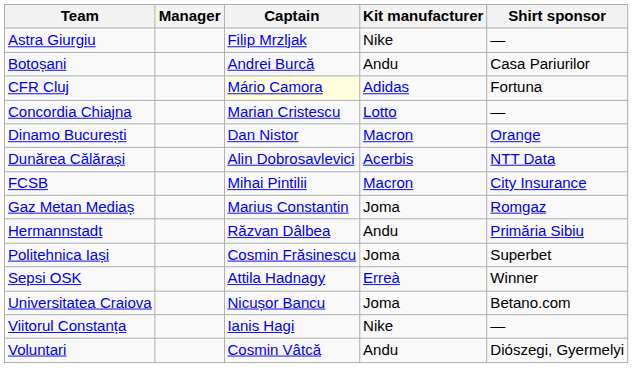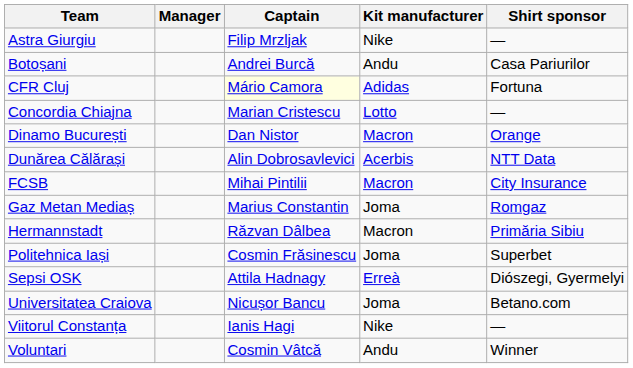(381, 231) Andu -> (388, 231) Macron
(514, 278) Winner -> (557, 278) Diószegi, Gyermelyi
(557, 350) Diószegi, Gyermelyi -> (514, 350) Winner
